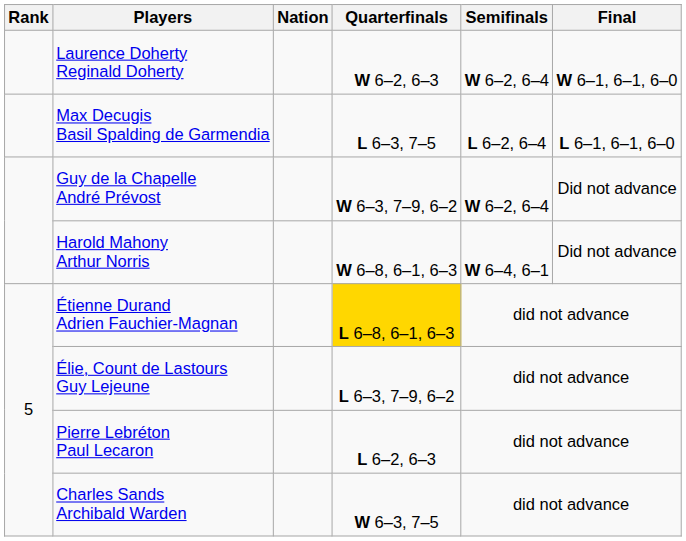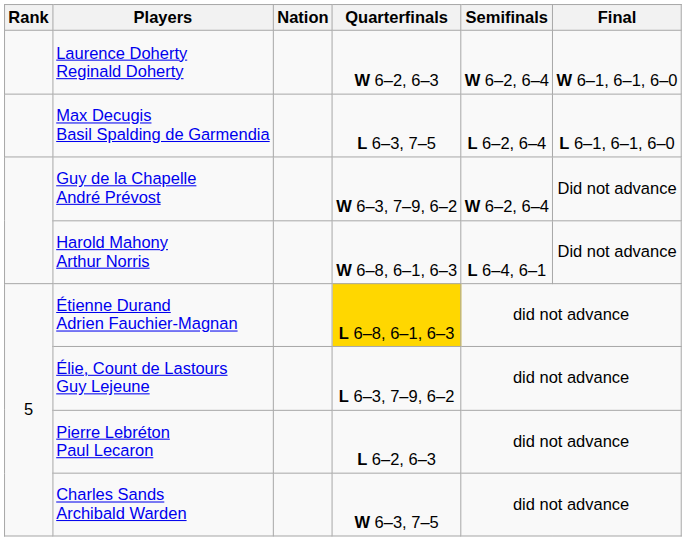(507, 270) W 6–4, 6–1 -> (507, 270) L 6–4, 6–1
